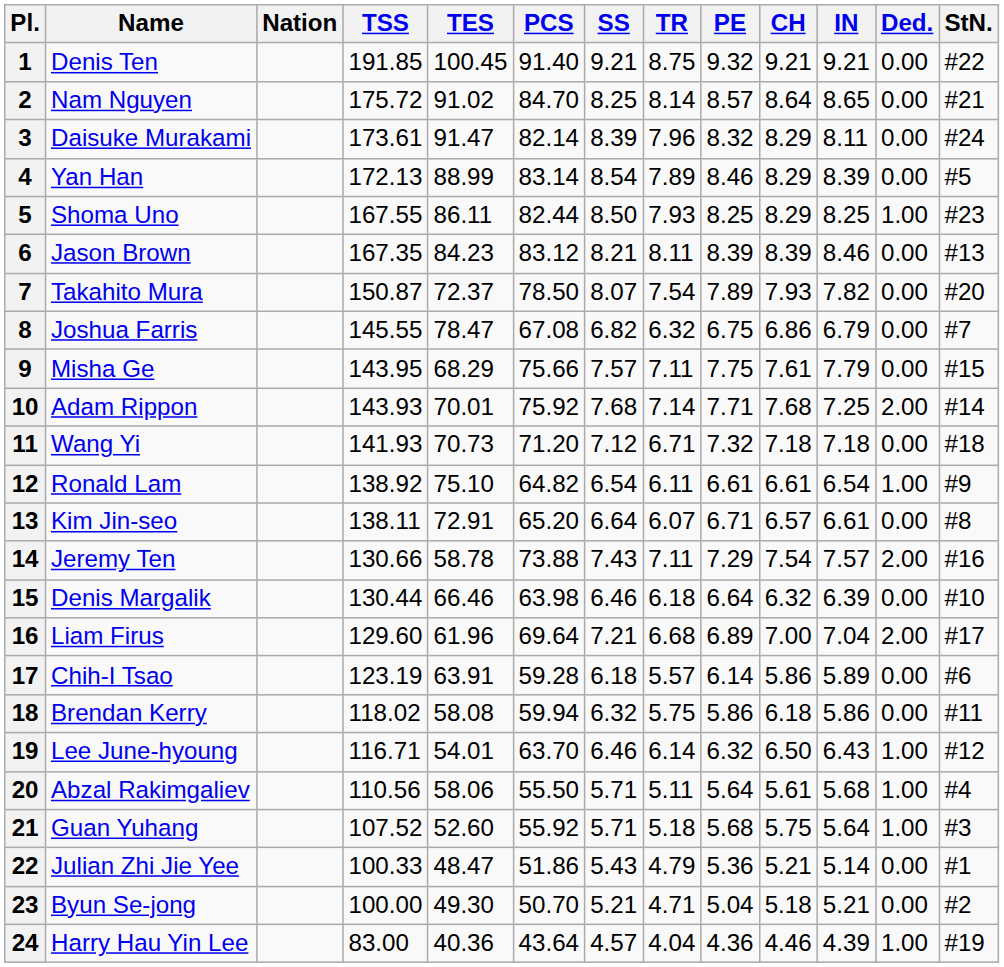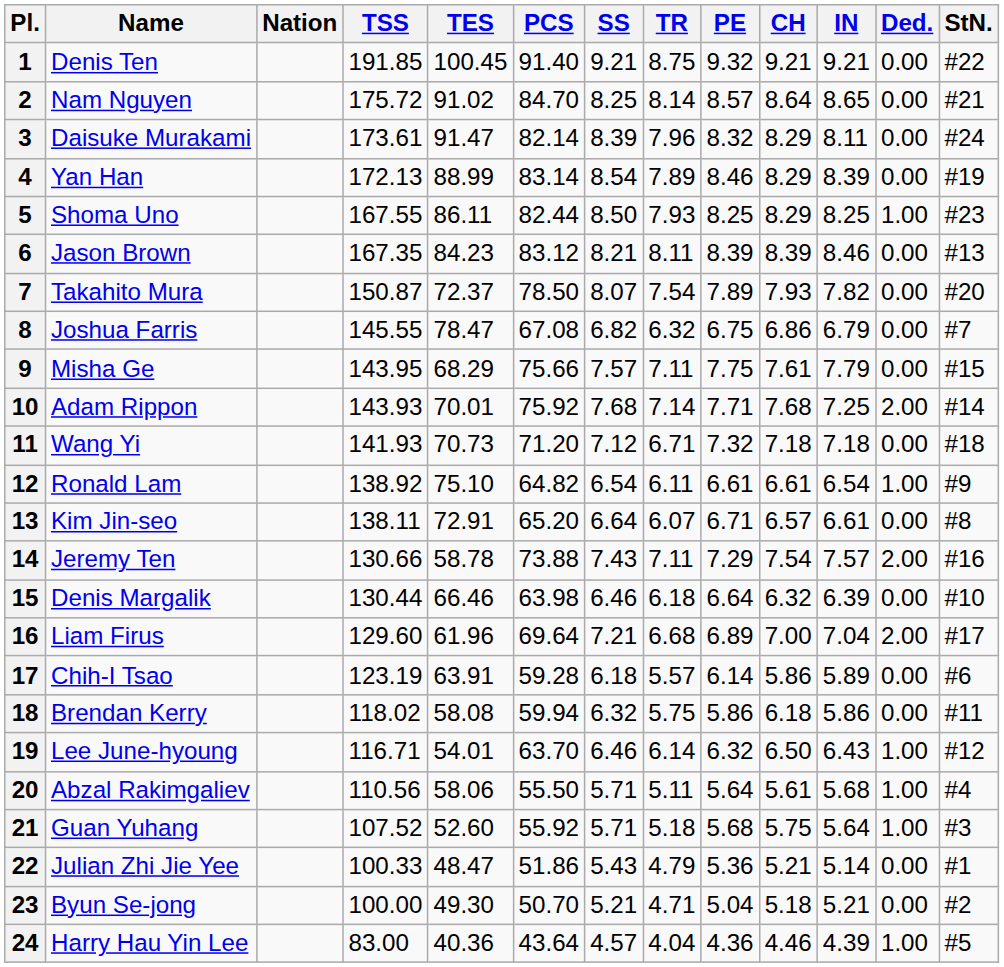(958, 176) #5 -> (965, 176) #19
(965, 943) #19 -> (958, 943) #5
